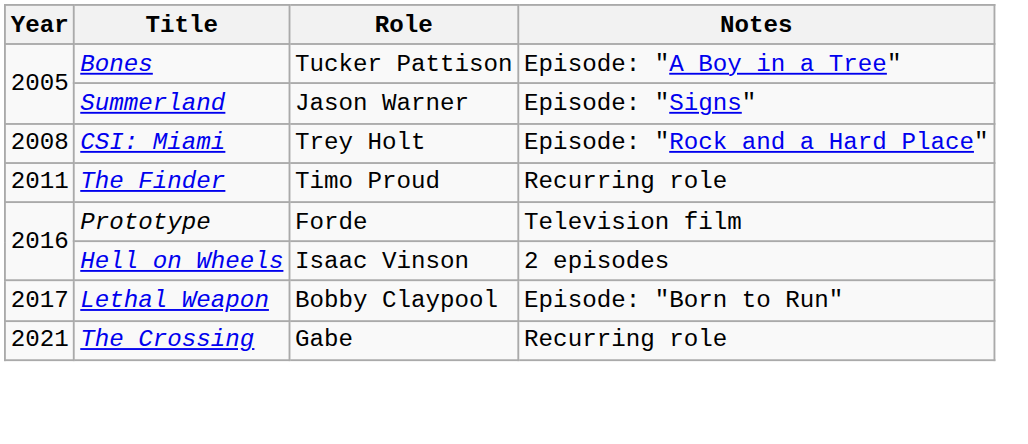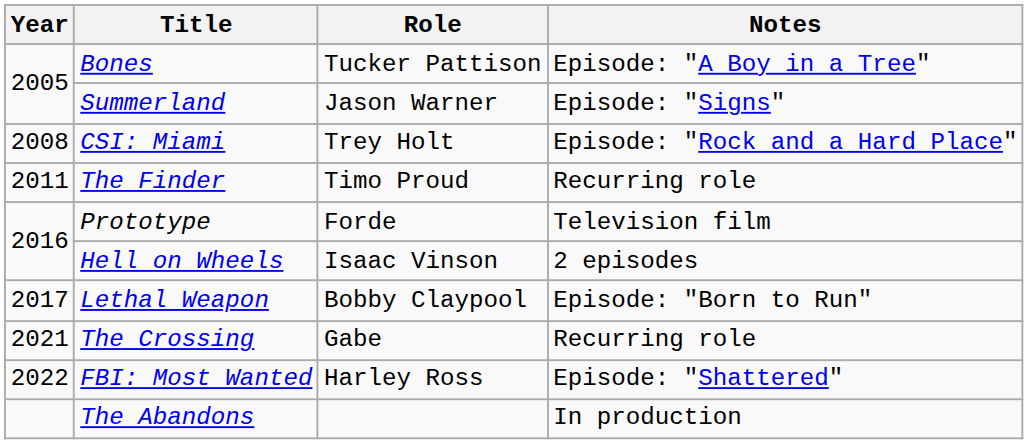+ row: (196, 379)
+ row: (167, 419)
